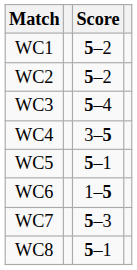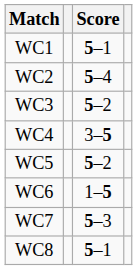(98, 47) 5–2 -> (98, 47) 5–1
(98, 76) 5–2 -> (98, 76) 5–4
(98, 105) 5–4 -> (98, 105) 5–2
(98, 163) 5–1 -> (98, 163) 5–2
